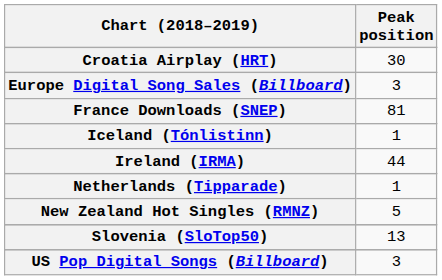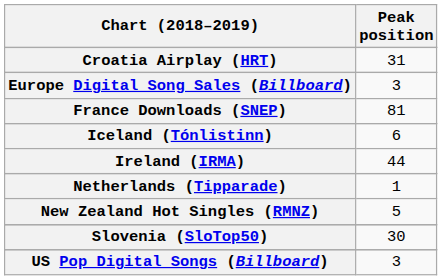(396, 60) 30 -> (396, 60) 31
(396, 136) 1 -> (396, 136) 6
(396, 237) 13 -> (396, 237) 30
